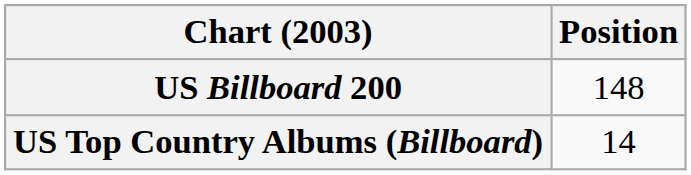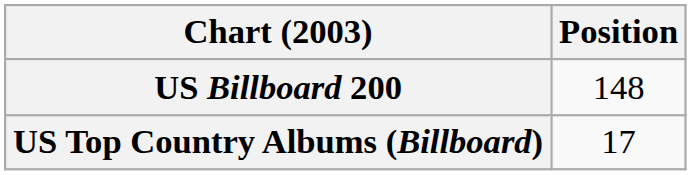(619, 141) 14 -> (619, 141) 17
